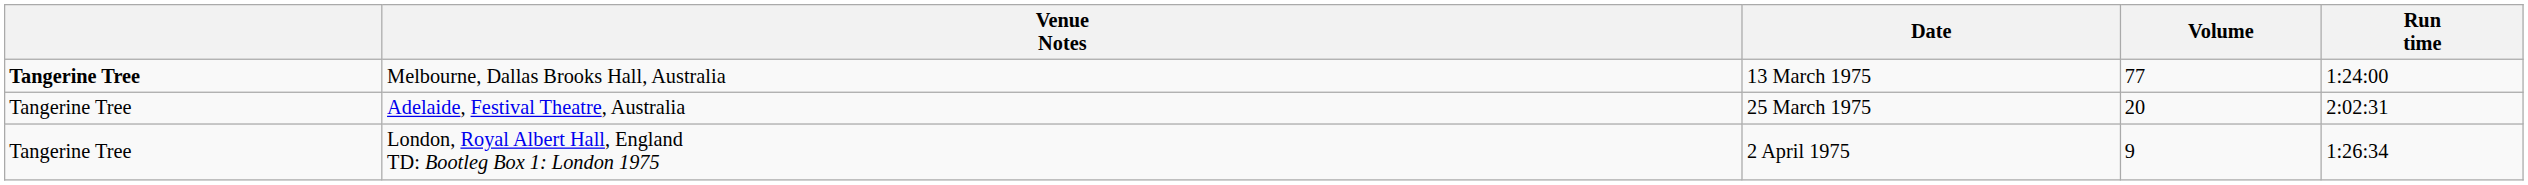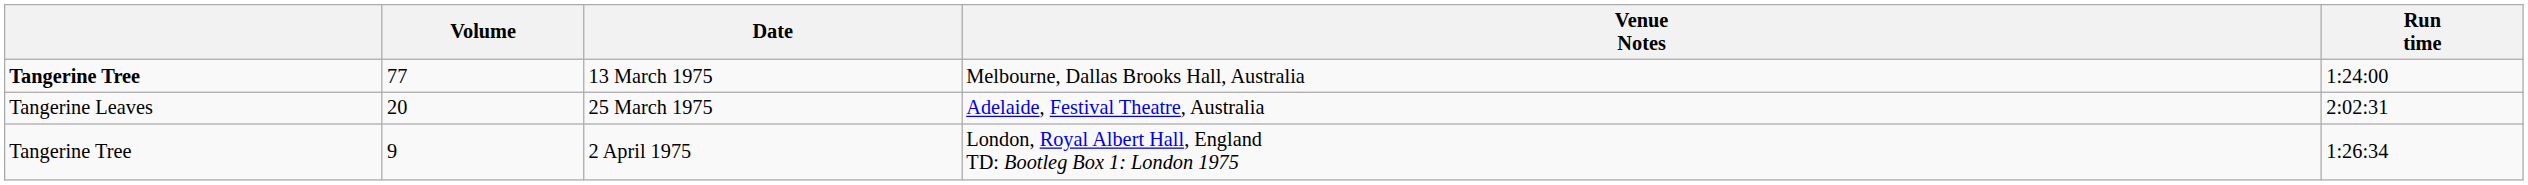columns swapped: (2221, 32) <-> (1062, 32)
(70, 107) Tangerine Tree -> (81, 107) Tangerine Leaves
